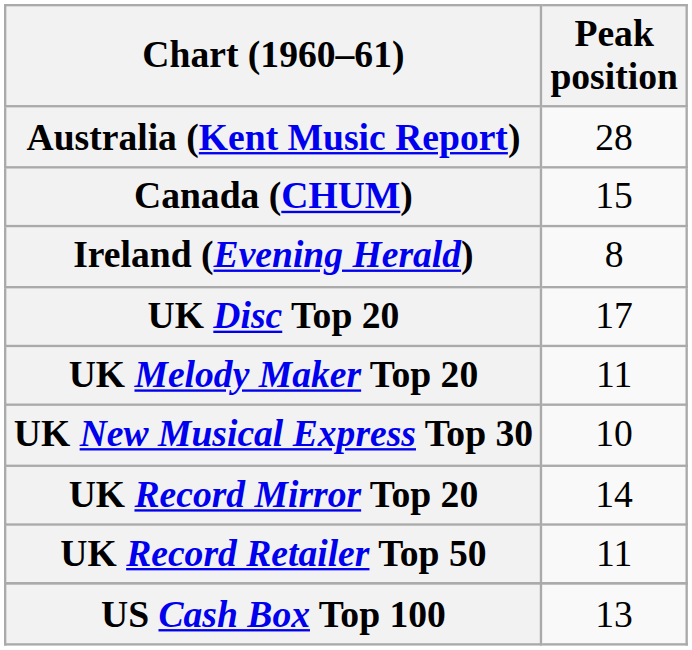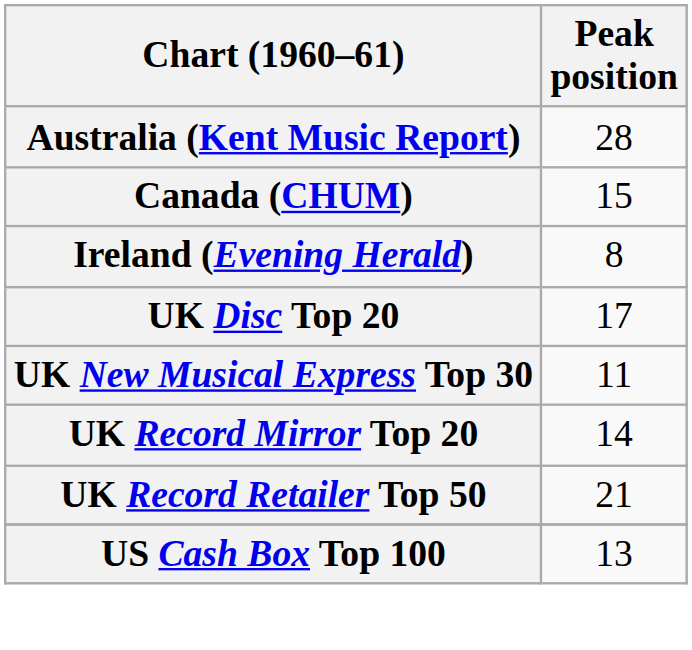- row: (273, 374)
(614, 434) 10 -> (614, 374) 11
(614, 553) 11 -> (614, 494) 21
